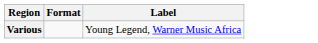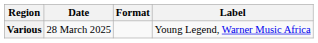+ column: (79, 12)
